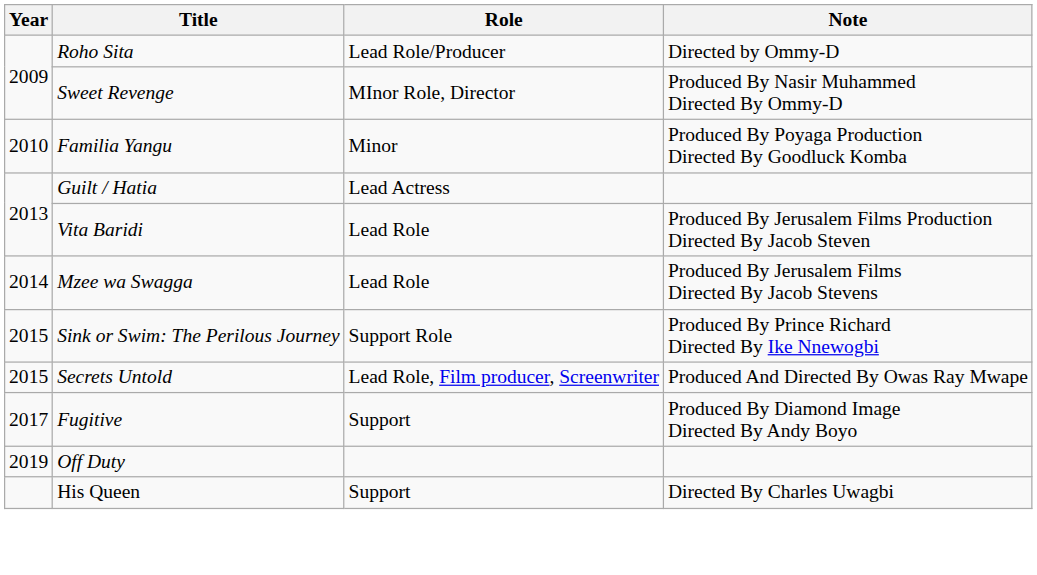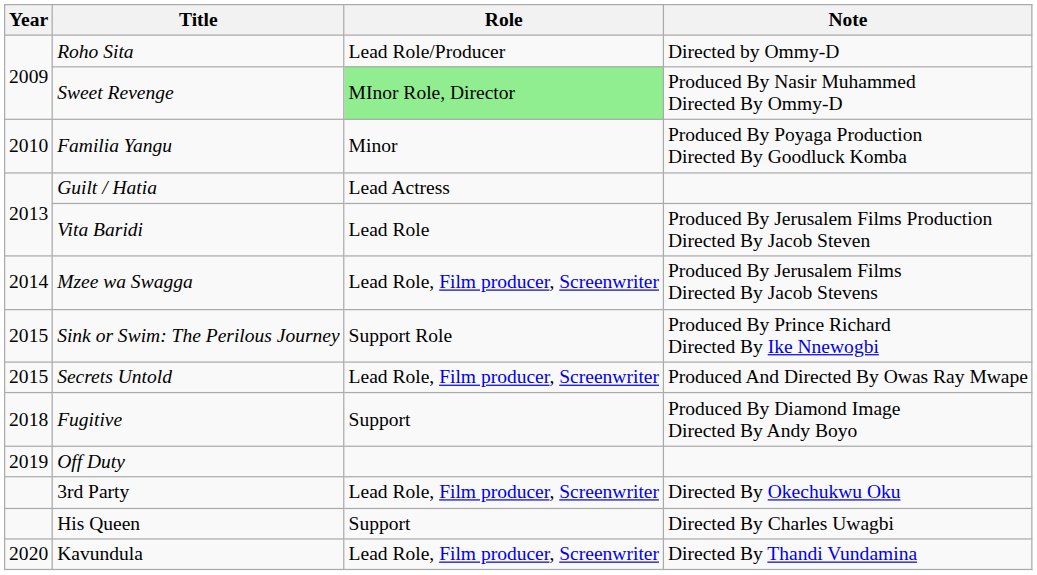(432, 92) no background -> (432, 92) lightgreen background
(389, 282) Lead Role -> (504, 282) Lead Role, Film producer, Screenwriter
(29, 419) 2017 -> (29, 419) 2018
+ row: (93, 492)
+ row: (100, 554)
